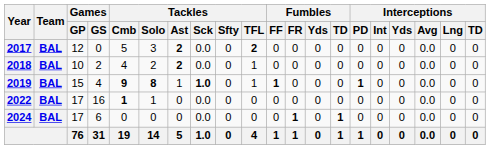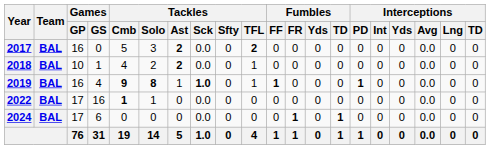(78, 48) 12 -> (78, 48) 16
(99, 65) 2 -> (99, 65) 1
(78, 83) 15 -> (78, 83) 16
